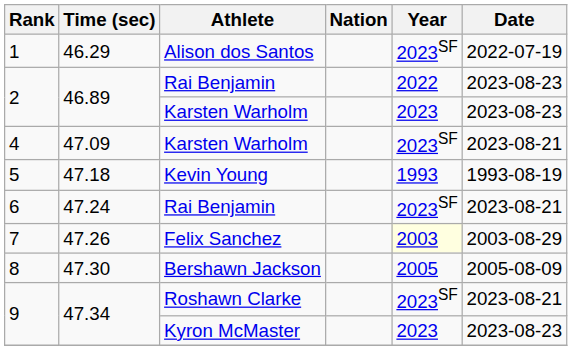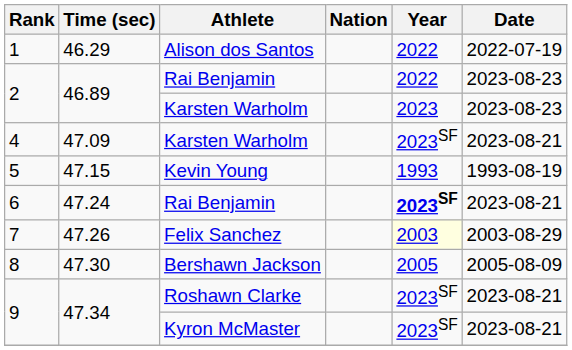(427, 51) 2023SF -> (417, 49) 2022
(87, 175) 47.18 -> (87, 171) 47.15
(427, 207) normal -> (427, 203) bold
(417, 331) 2023 -> (427, 329) 2023SF
(514, 331) 2023-08-23 -> (514, 329) 2023-08-21
